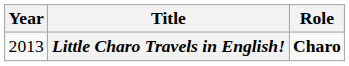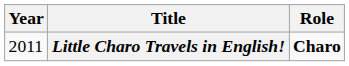(26, 46) 2013 -> (26, 46) 2011
